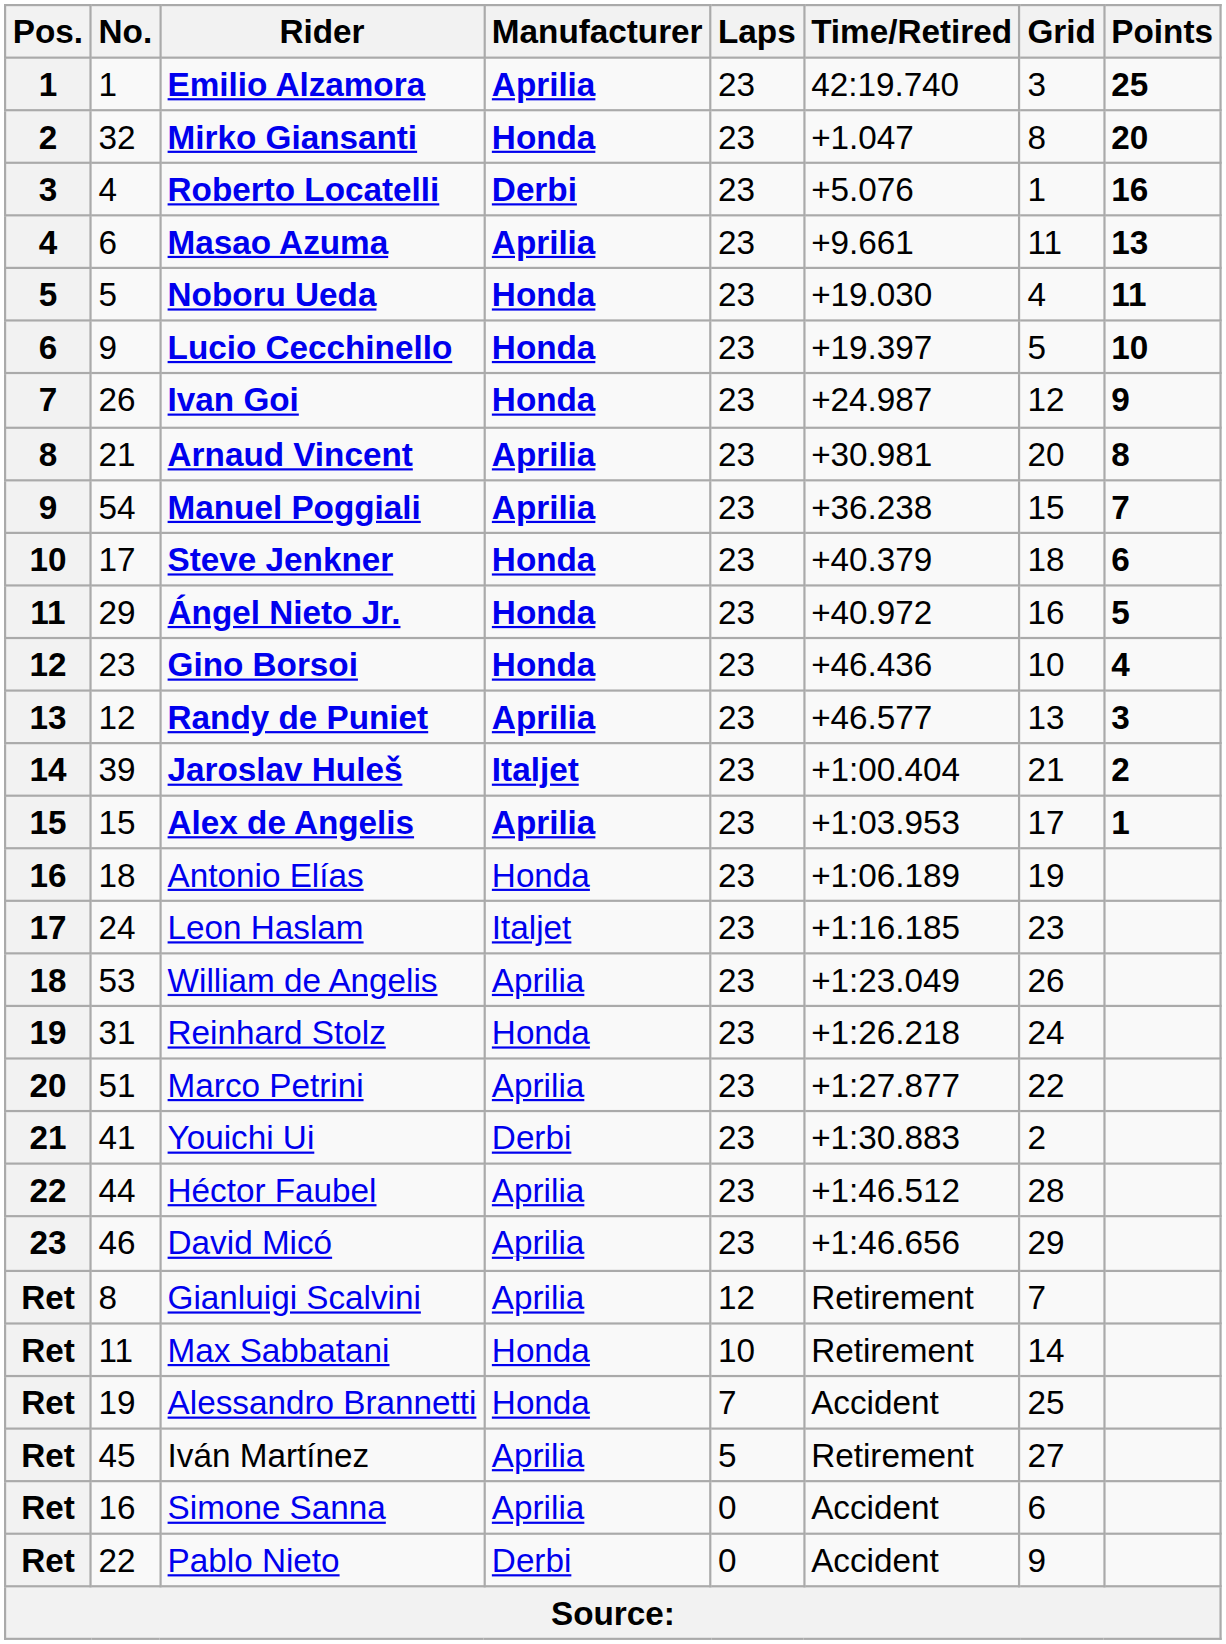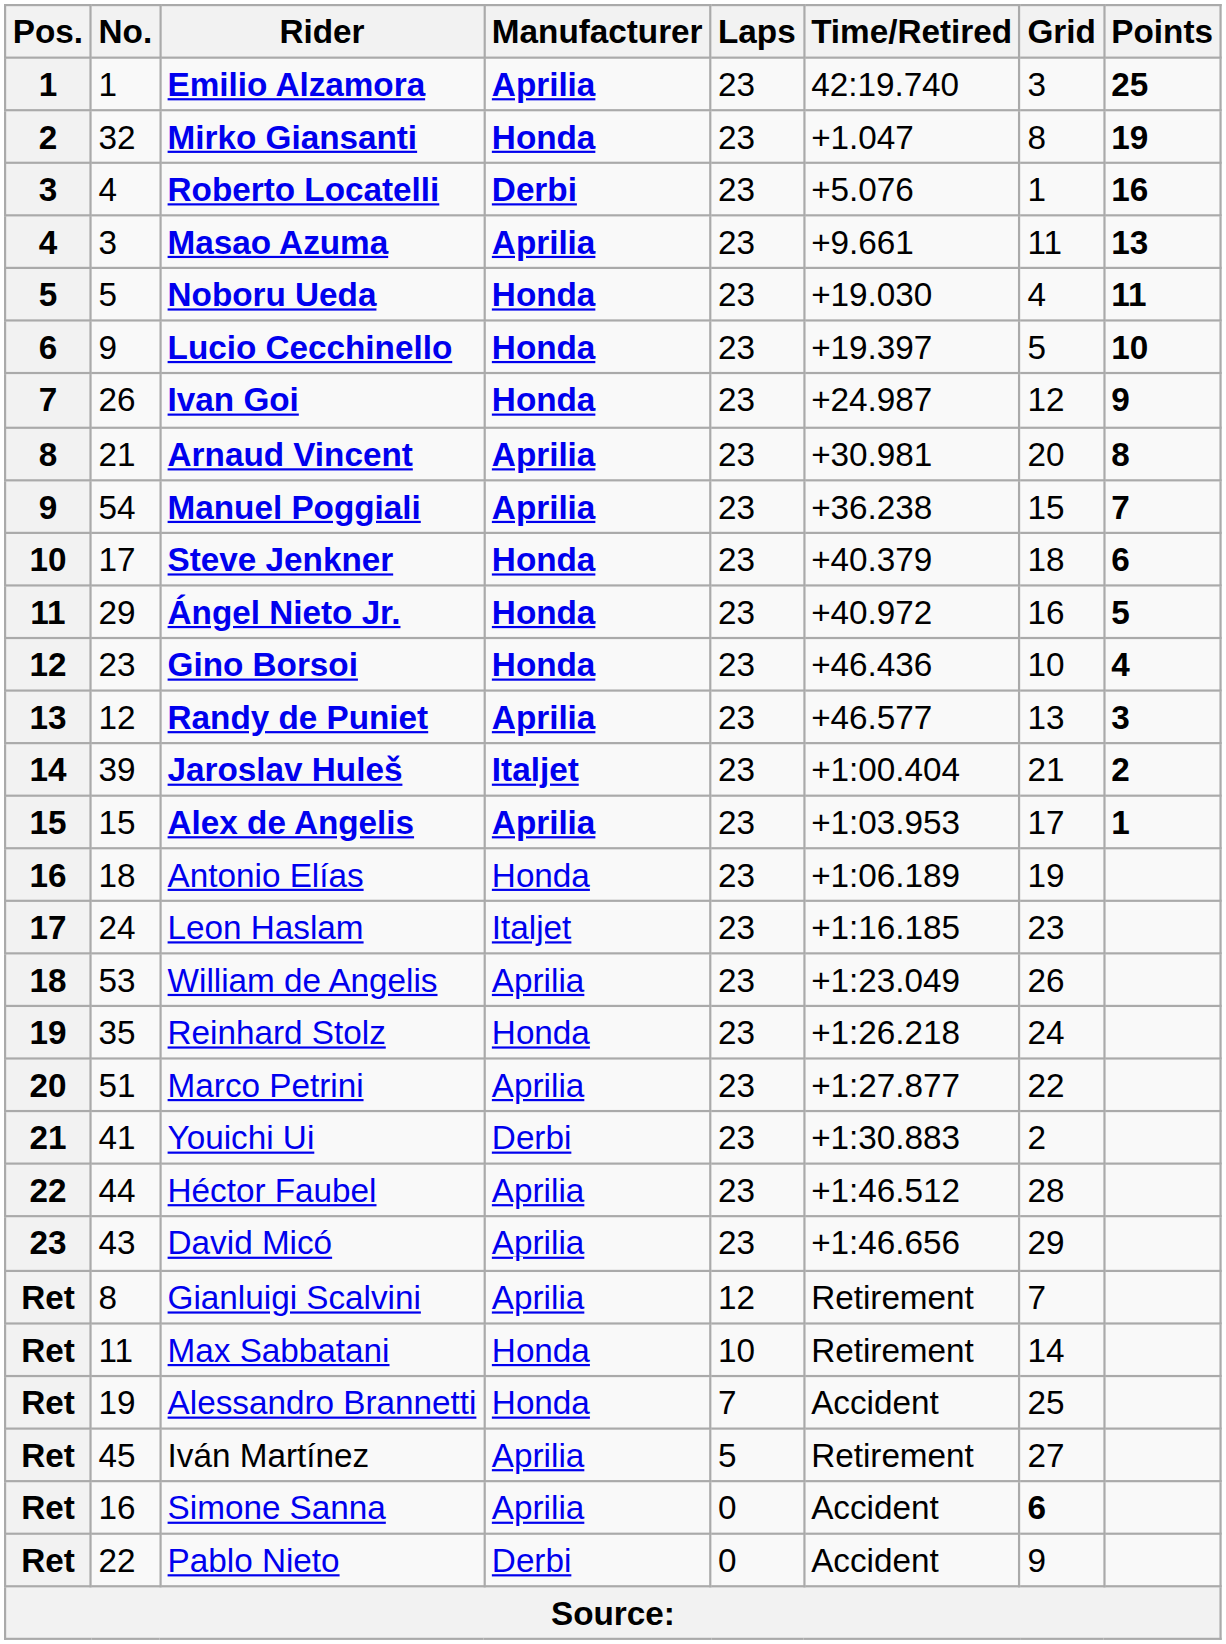(1130, 137) 20 -> (1130, 137) 19
(108, 242) 6 -> (108, 242) 3
(117, 1033) 31 -> (117, 1033) 35
(117, 1244) 46 -> (117, 1244) 43
(1037, 1507) normal -> (1037, 1507) bold
